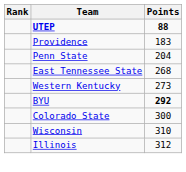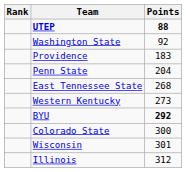+ row: (77, 41)
(163, 130) 310 -> (163, 145) 301
